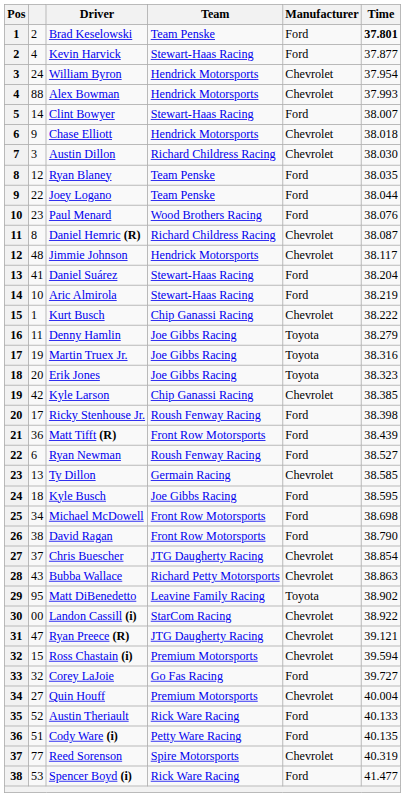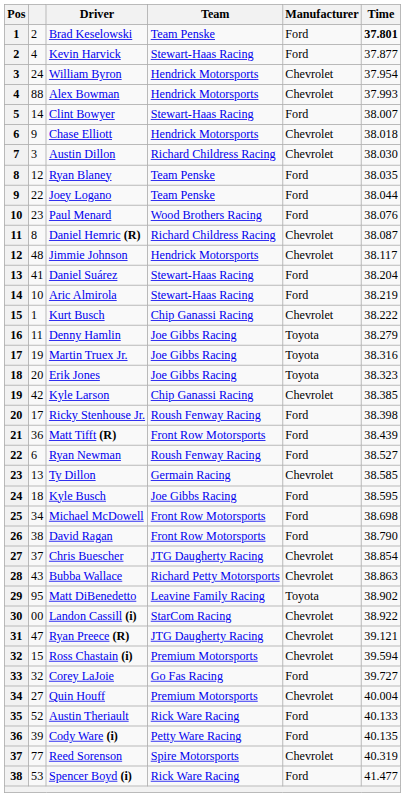(37, 736) 51 -> (37, 736) 39
